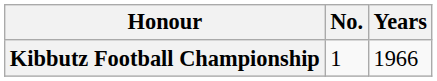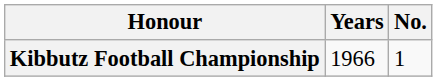columns swapped: (347, 22) <-> (400, 22)
